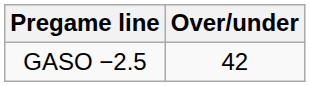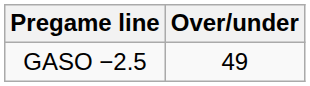(235, 61) 42 -> (235, 61) 49
